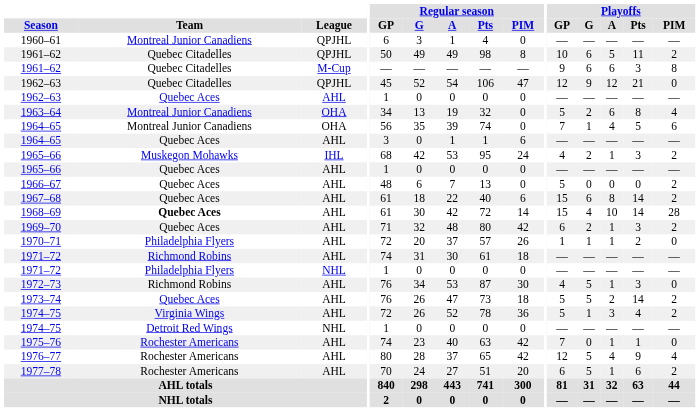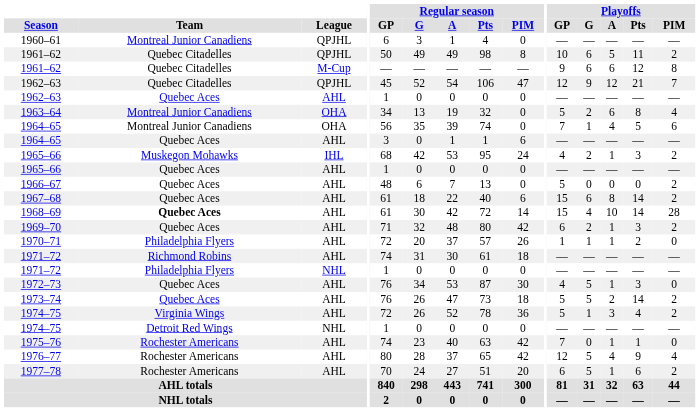(638, 68) 3 -> (638, 68) 12
(674, 83) 0 -> (674, 83) 7
(189, 284) Richmond Robins -> (189, 284) Quebec Aces
